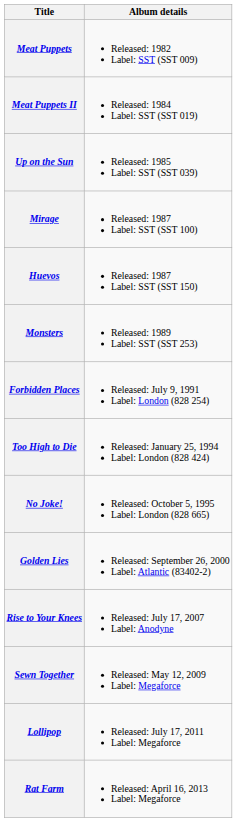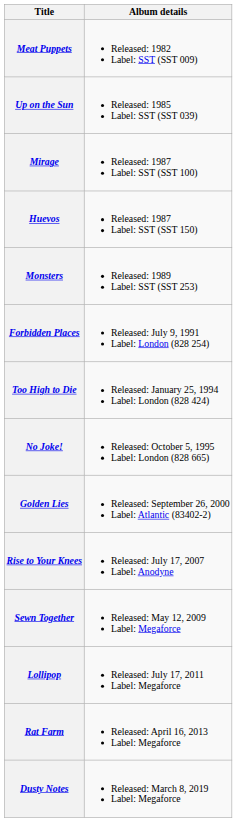- row: (44, 105)
+ row: (44, 788)
